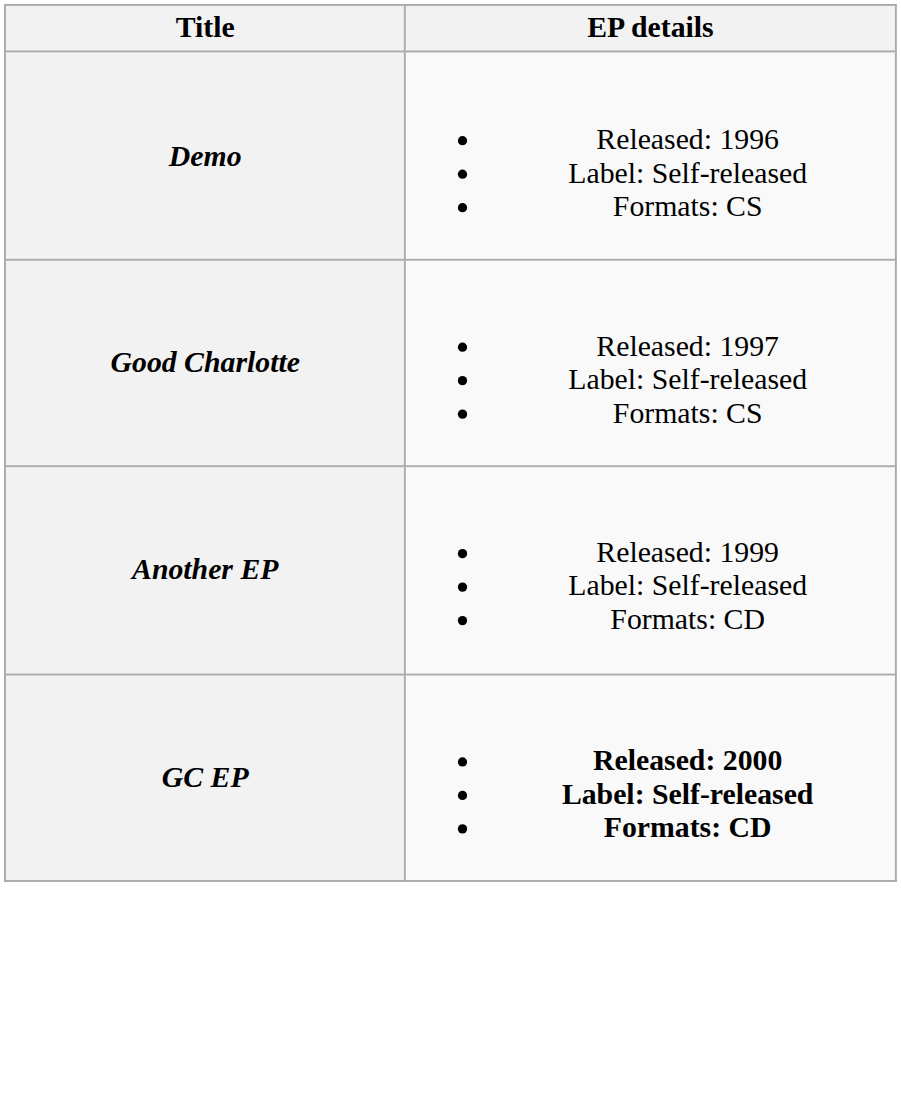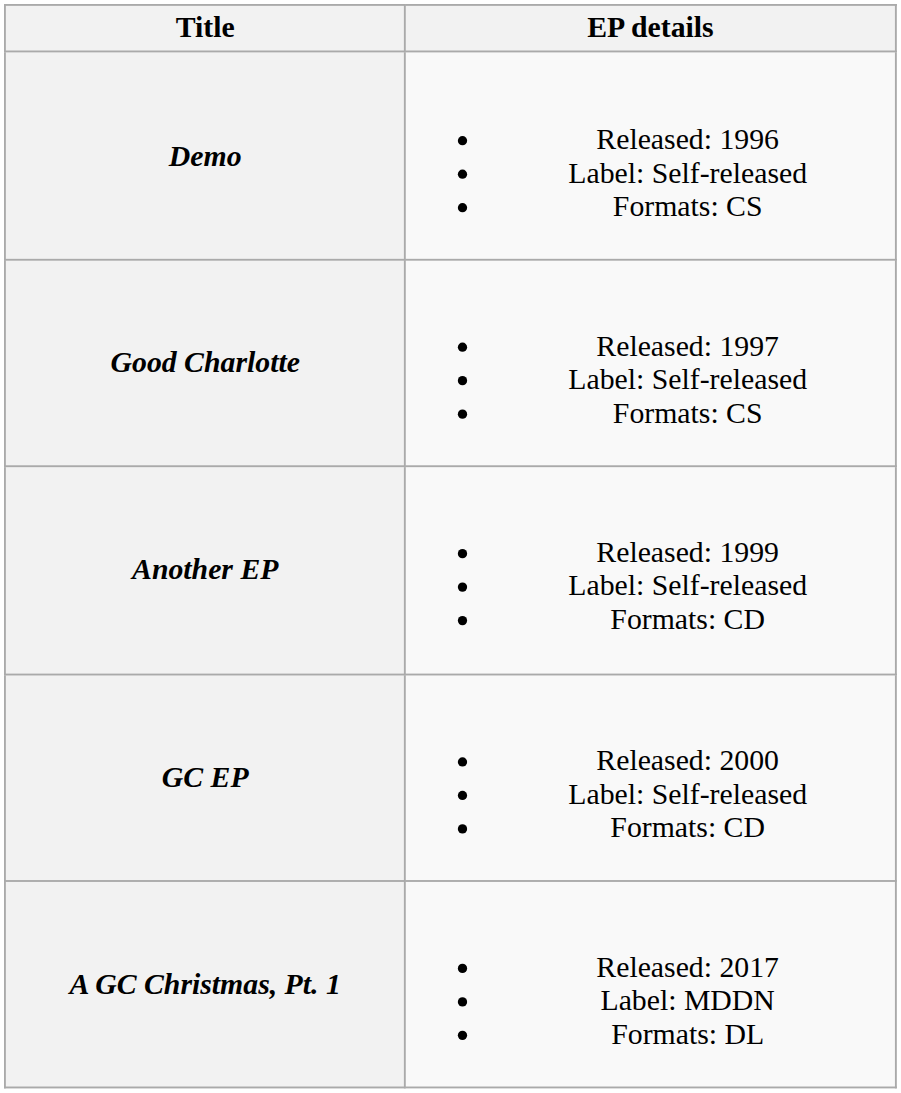(650, 794) bold -> (650, 794) normal
+ row: (205, 983)
